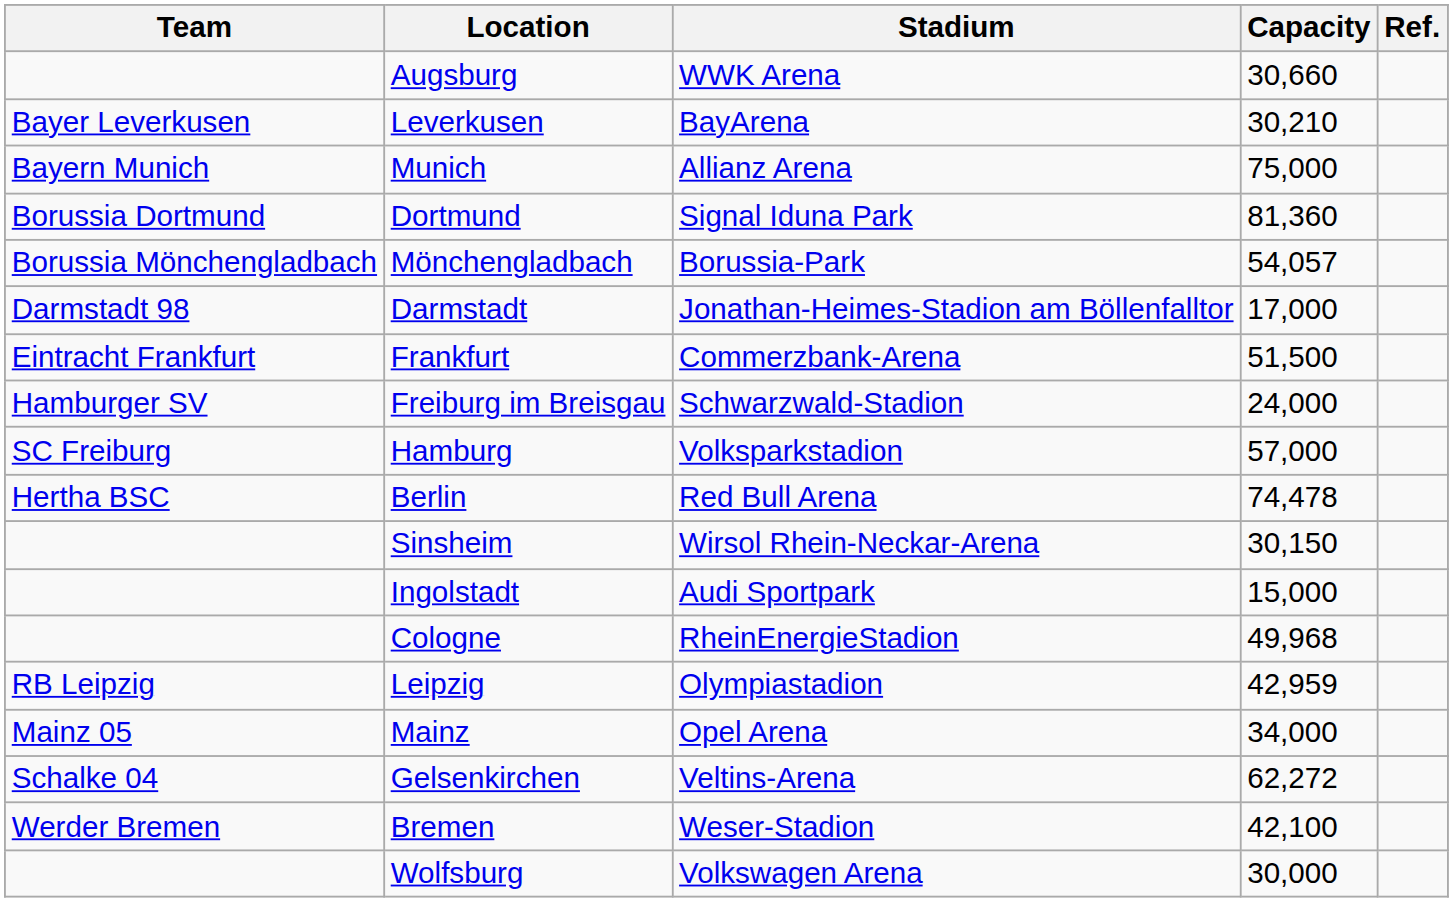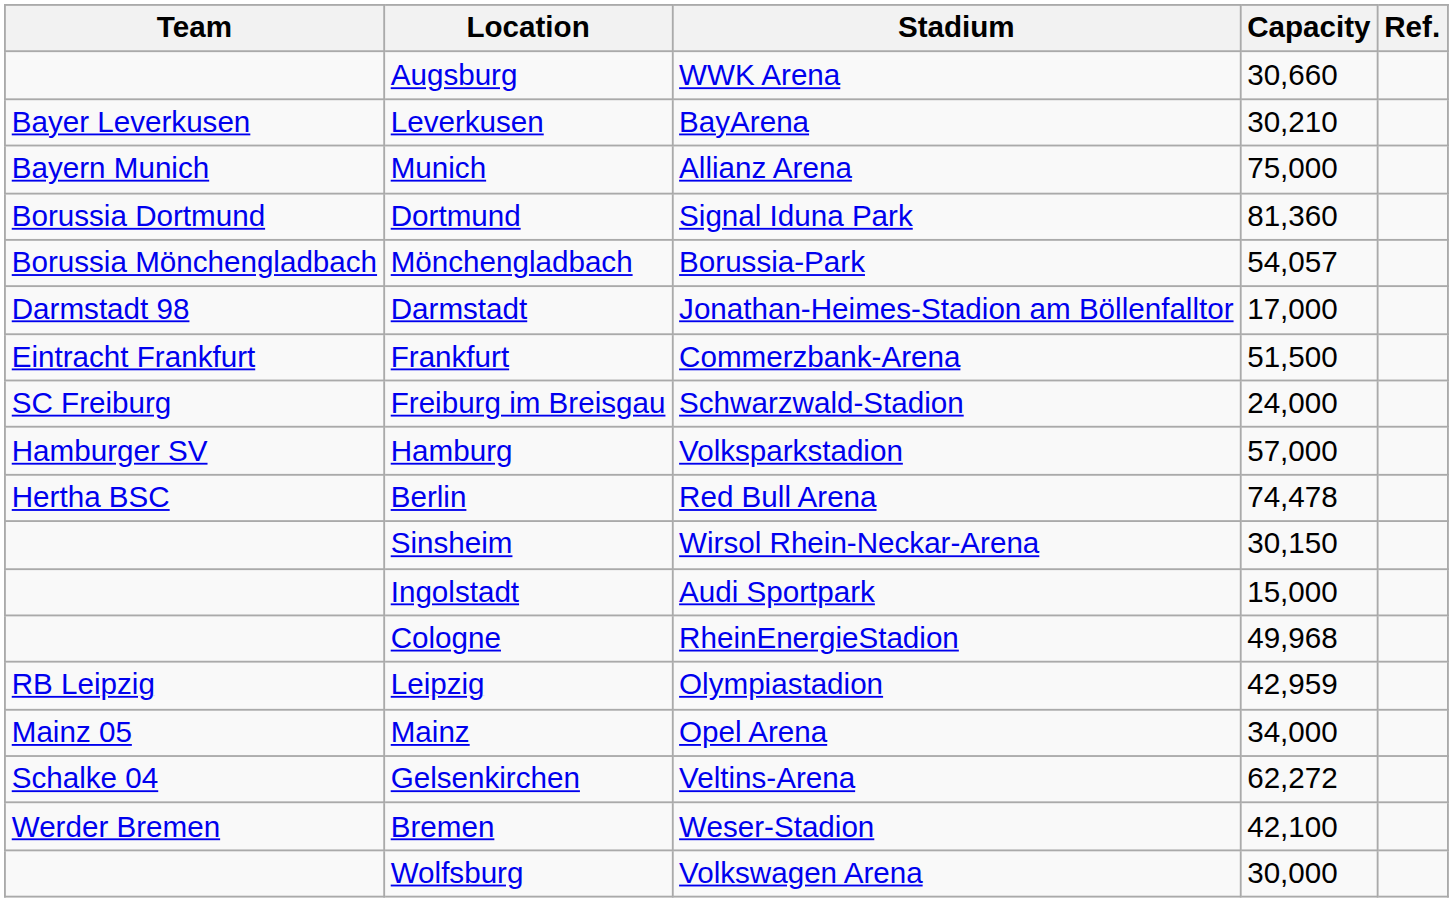(110, 403) Hamburger SV -> (92, 403) SC Freiburg
(92, 450) SC Freiburg -> (110, 450) Hamburger SV
